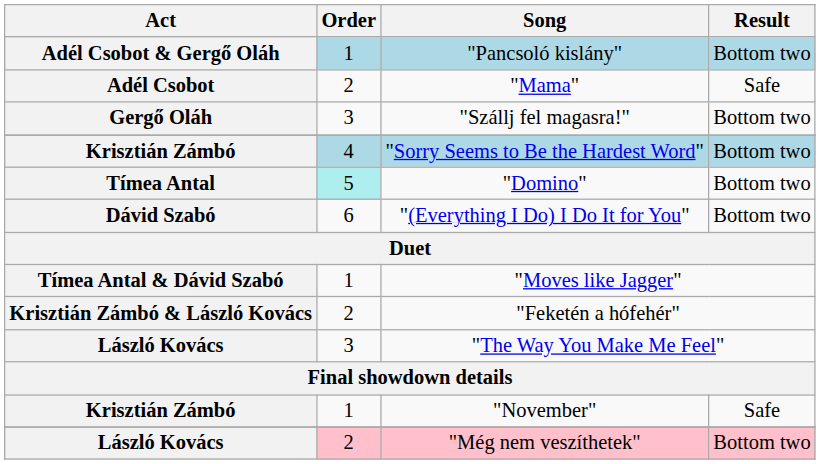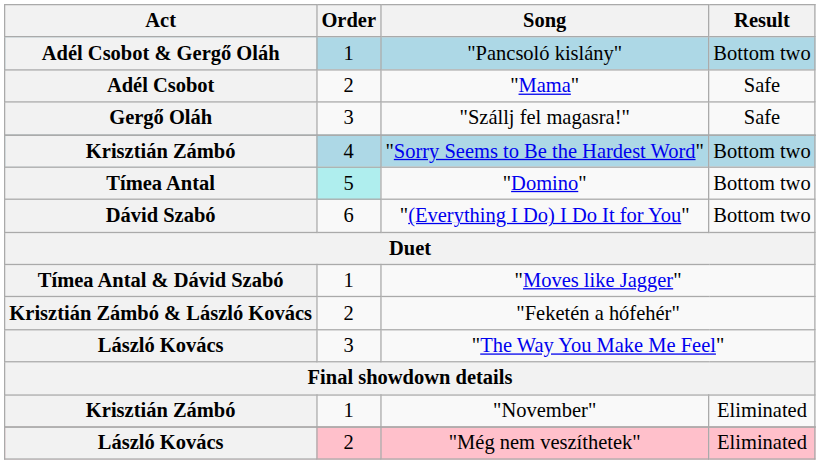(762, 118) Bottom two -> (762, 118) Safe
(762, 410) Safe -> (762, 410) Eliminated
(762, 442) Bottom two -> (762, 442) Eliminated
